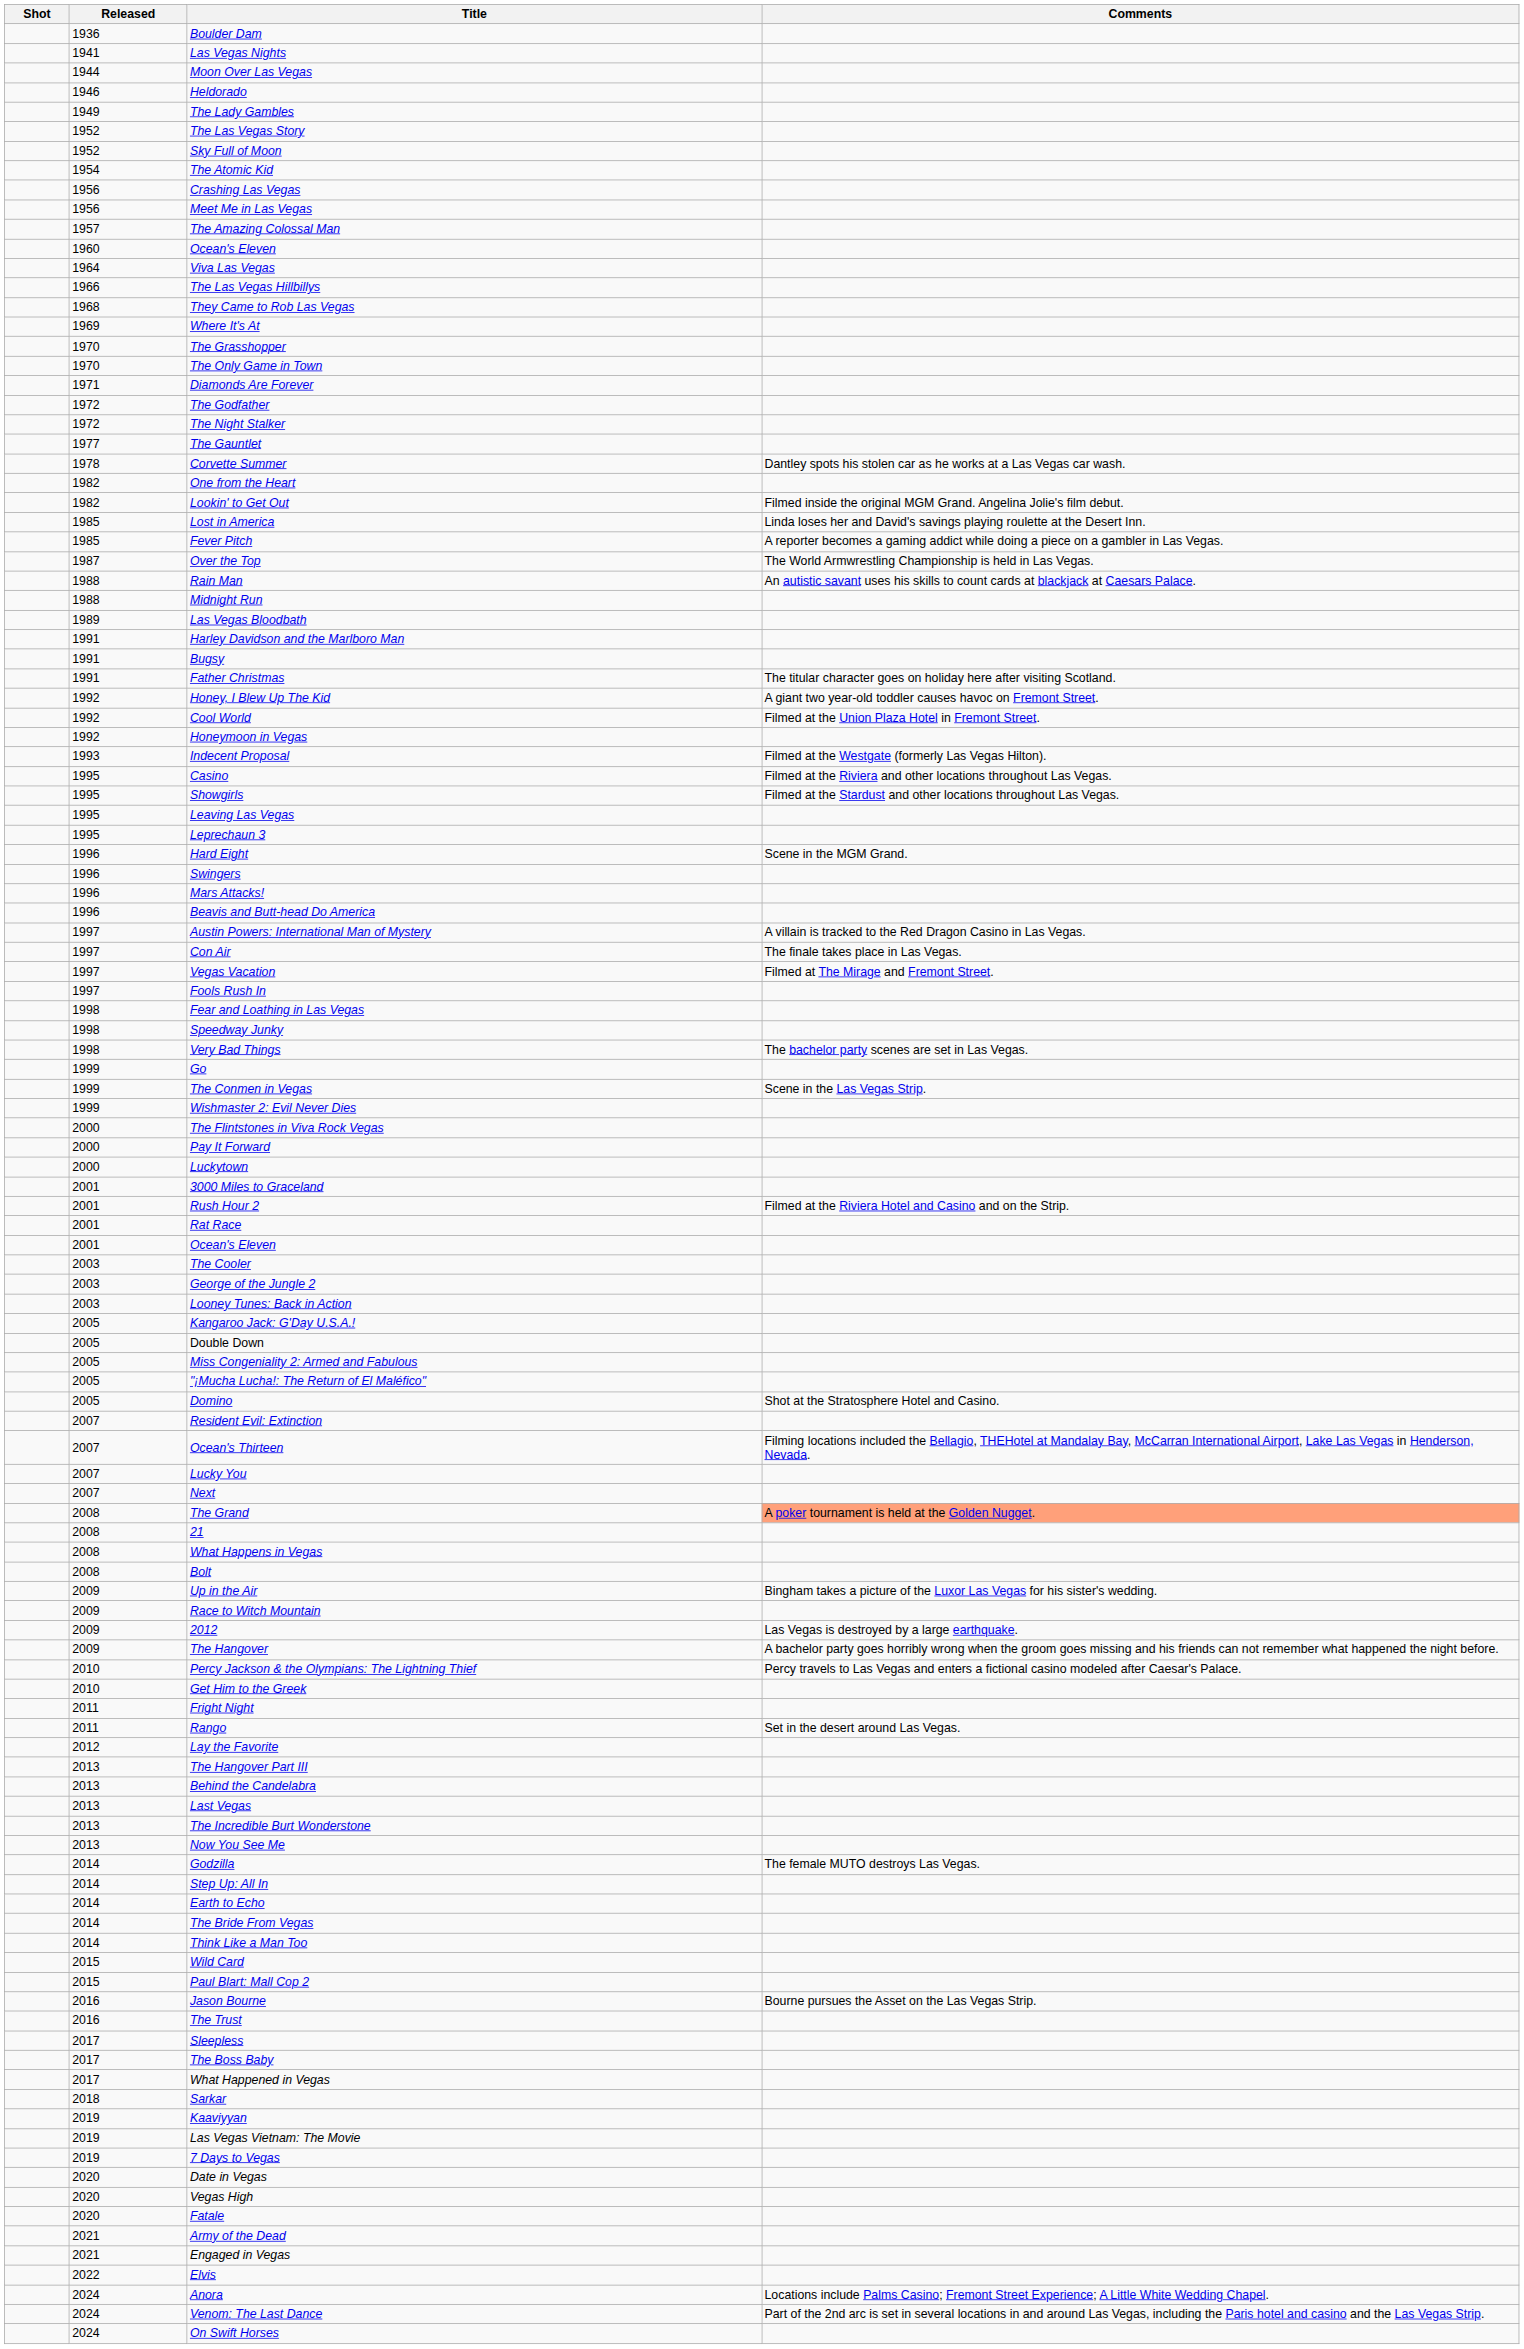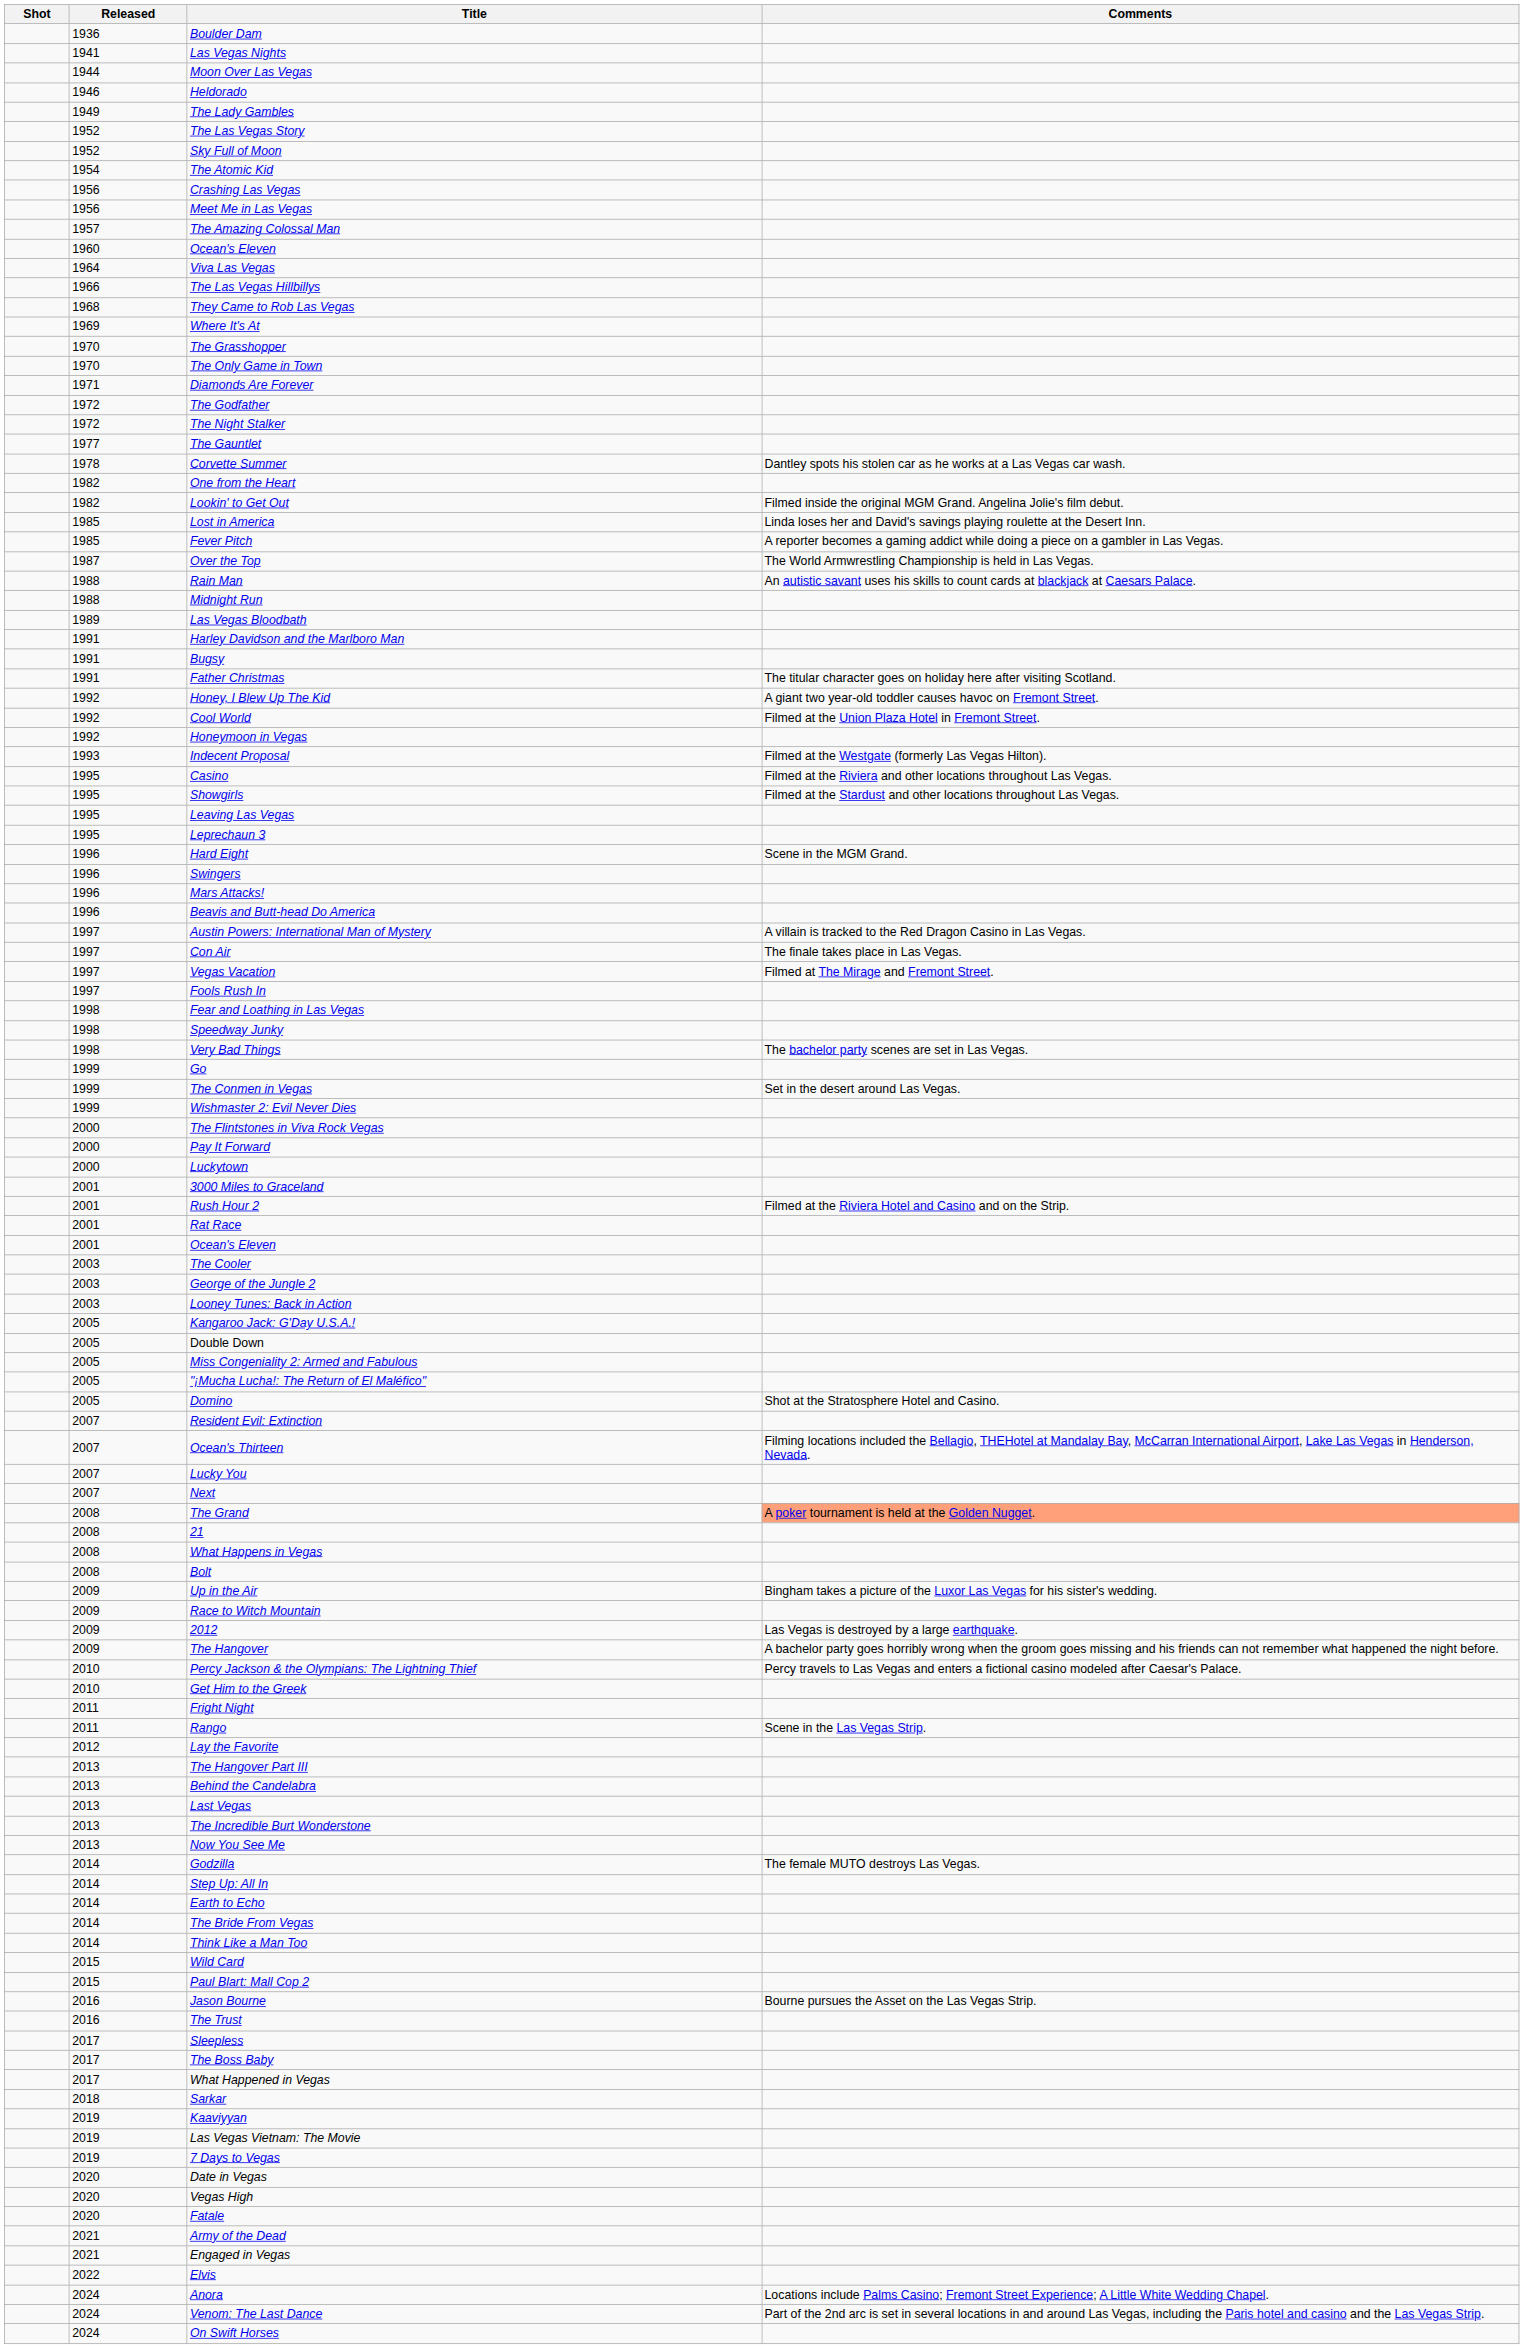(845, 1088) Scene in the Las Vegas Strip. -> (862, 1088) Set in the desert around Las Vegas.
(862, 1728) Set in the desert around Las Vegas. -> (845, 1728) Scene in the Las Vegas Strip.
